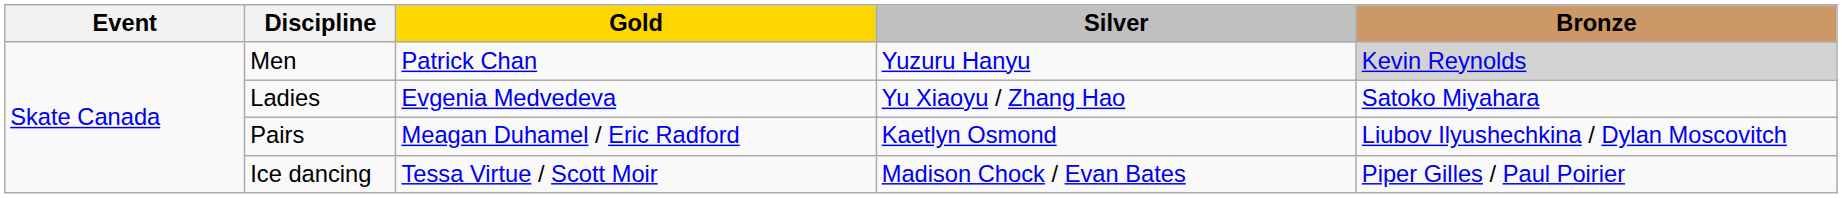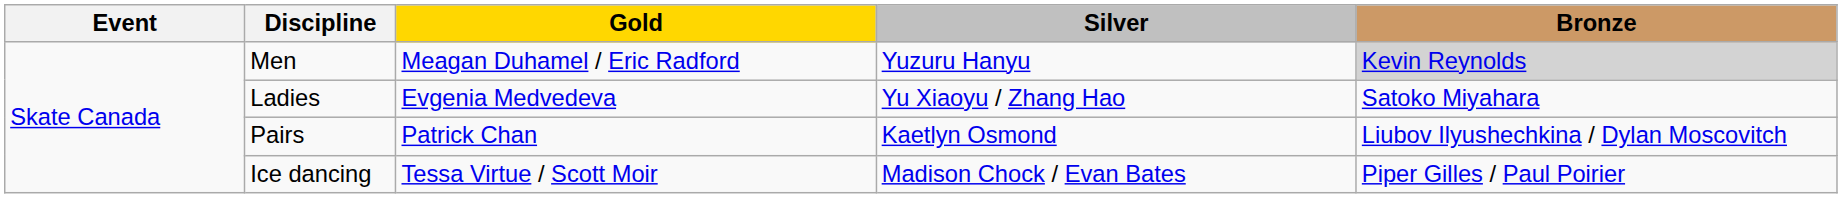(469, 60) Patrick Chan -> (571, 60) Meagan Duhamel / Eric Radford
(571, 135) Meagan Duhamel / Eric Radford -> (469, 135) Patrick Chan
